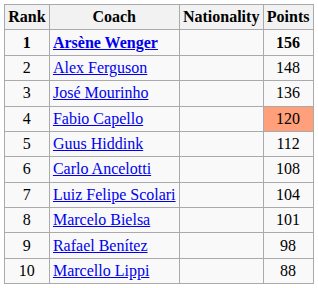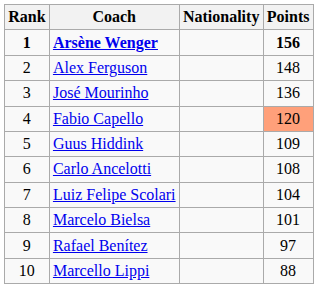(288, 144) 112 -> (288, 144) 109
(288, 245) 98 -> (288, 245) 97
